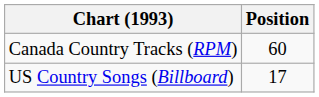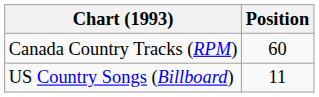(277, 77) 17 -> (277, 77) 11
